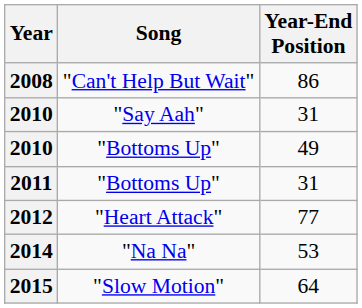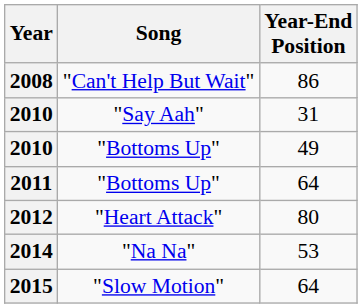(308, 182) 31 -> (308, 182) 64
(308, 217) 77 -> (308, 217) 80
